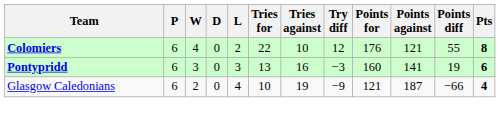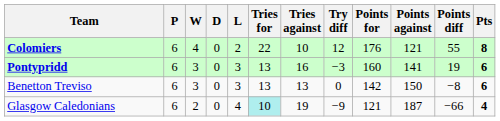+ row: (49, 86)
(264, 86) no background -> (264, 106) paleturquoise background
